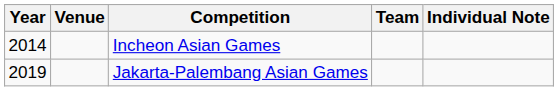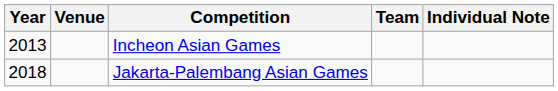(28, 45) 2014 -> (28, 45) 2013
(28, 72) 2019 -> (28, 72) 2018
